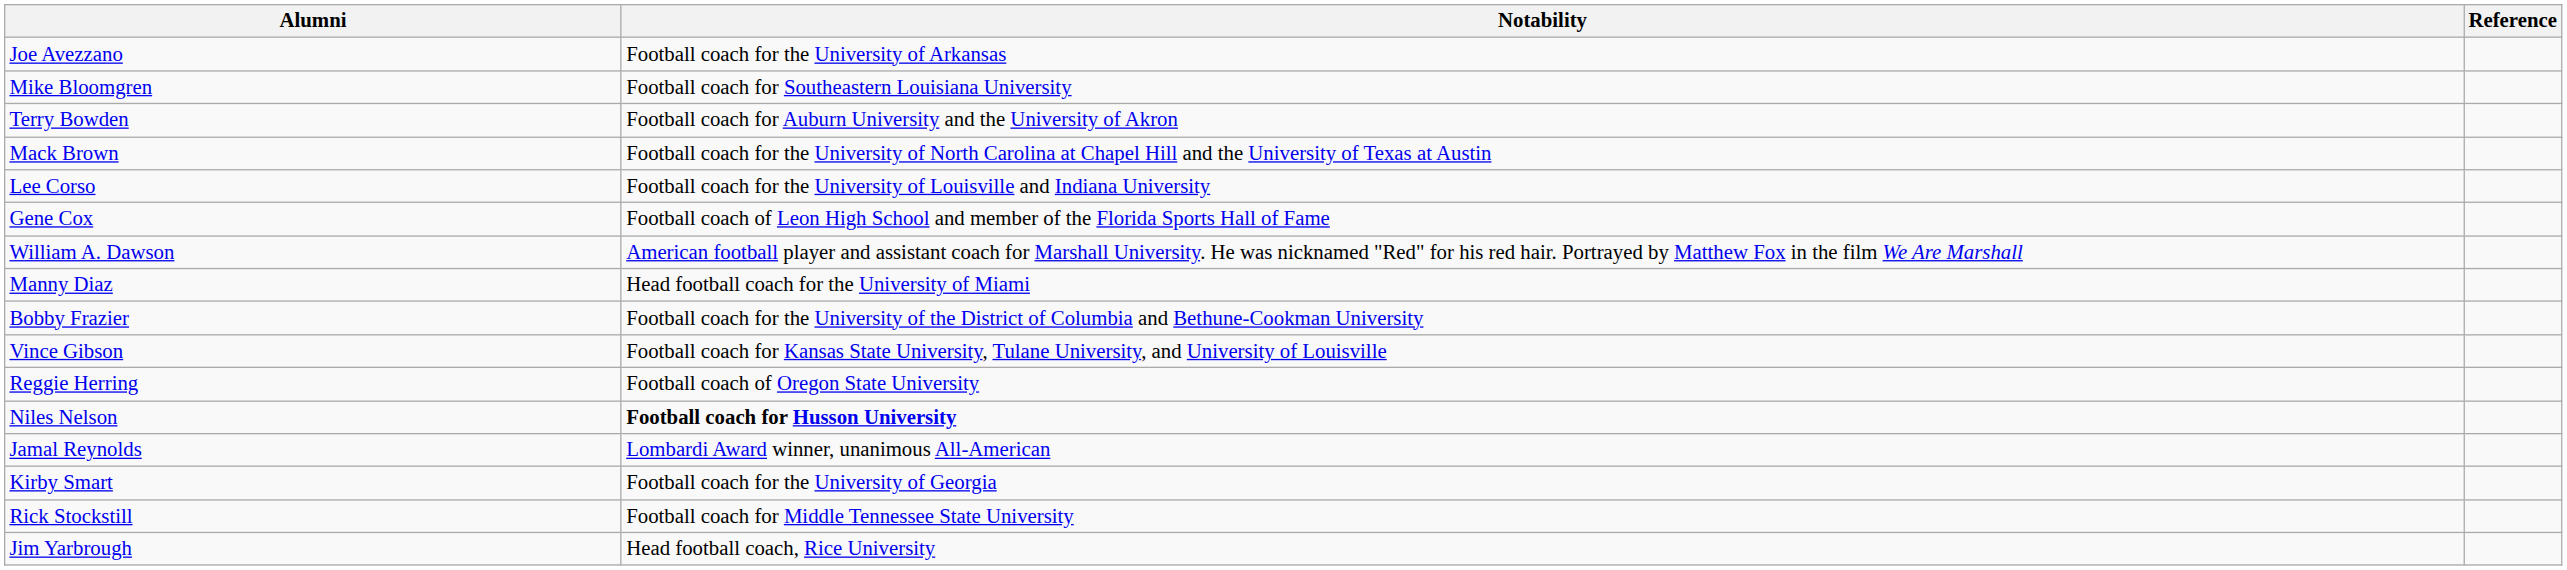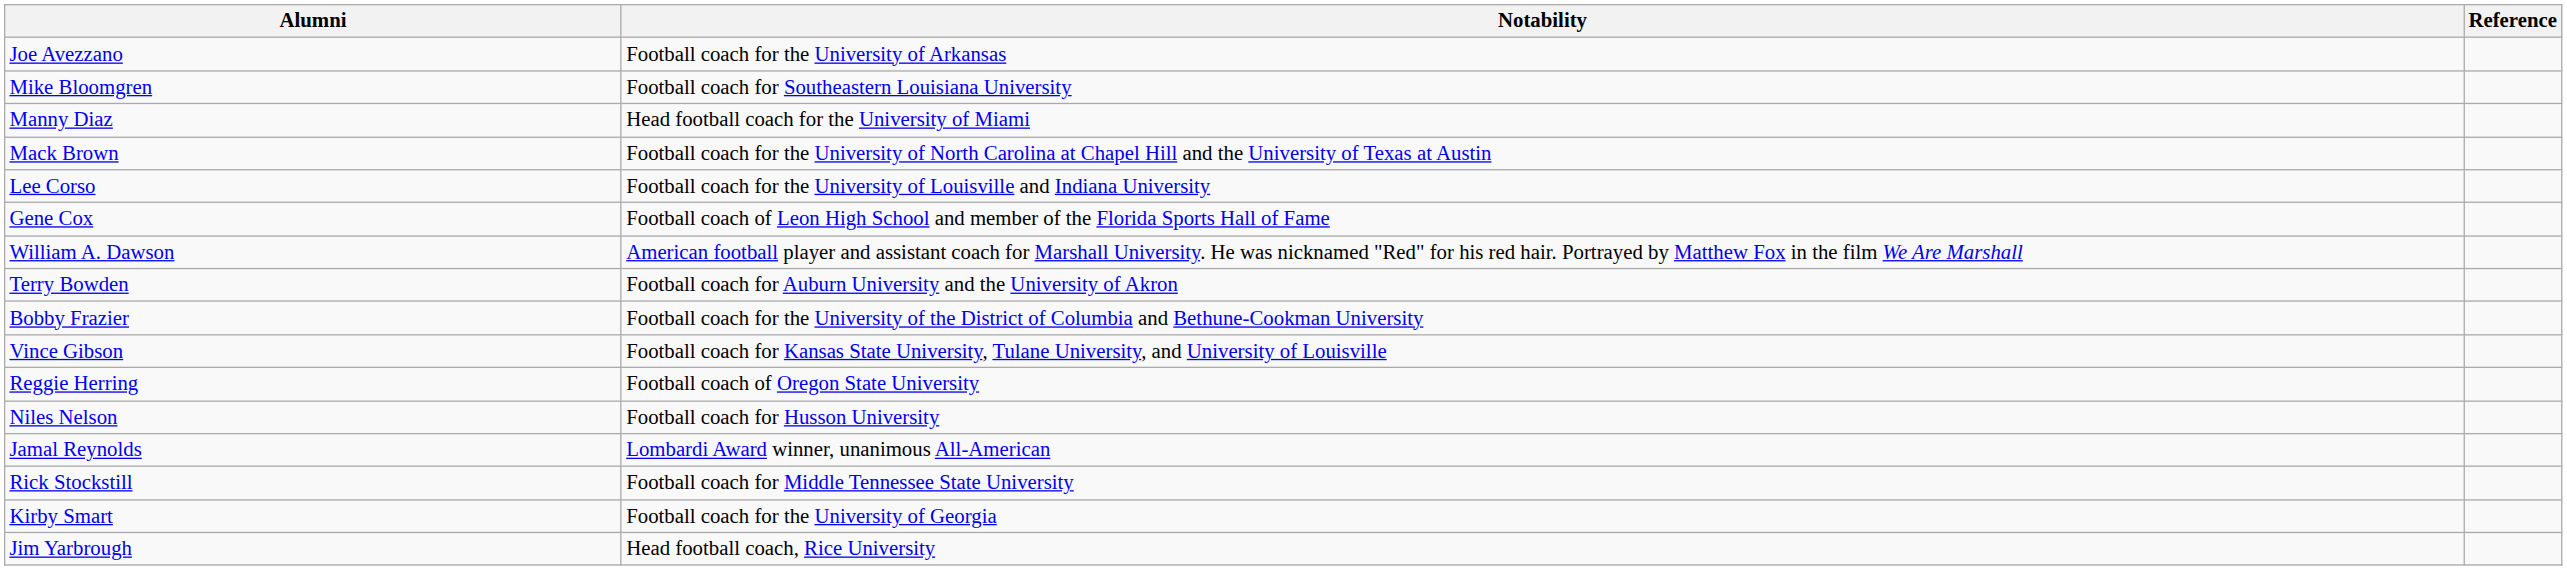rows swapped: (69, 119) <-> (61, 284)
(791, 416) bold -> (783, 416) normal
rows swapped: (61, 482) <-> (71, 515)
